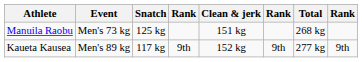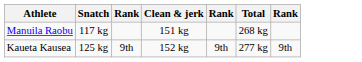- column: (104, 13)
(151, 31) 125 kg -> (94, 31) 117 kg
(151, 48) 117 kg -> (94, 48) 125 kg
